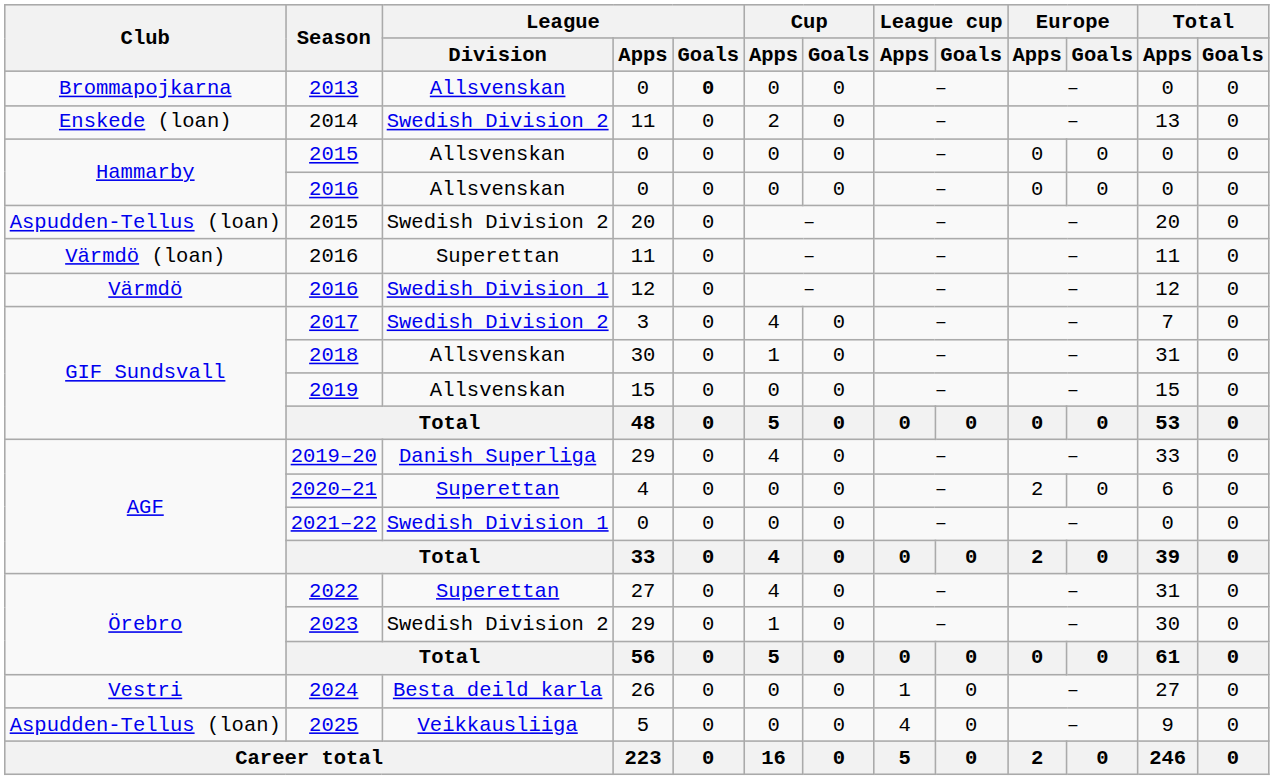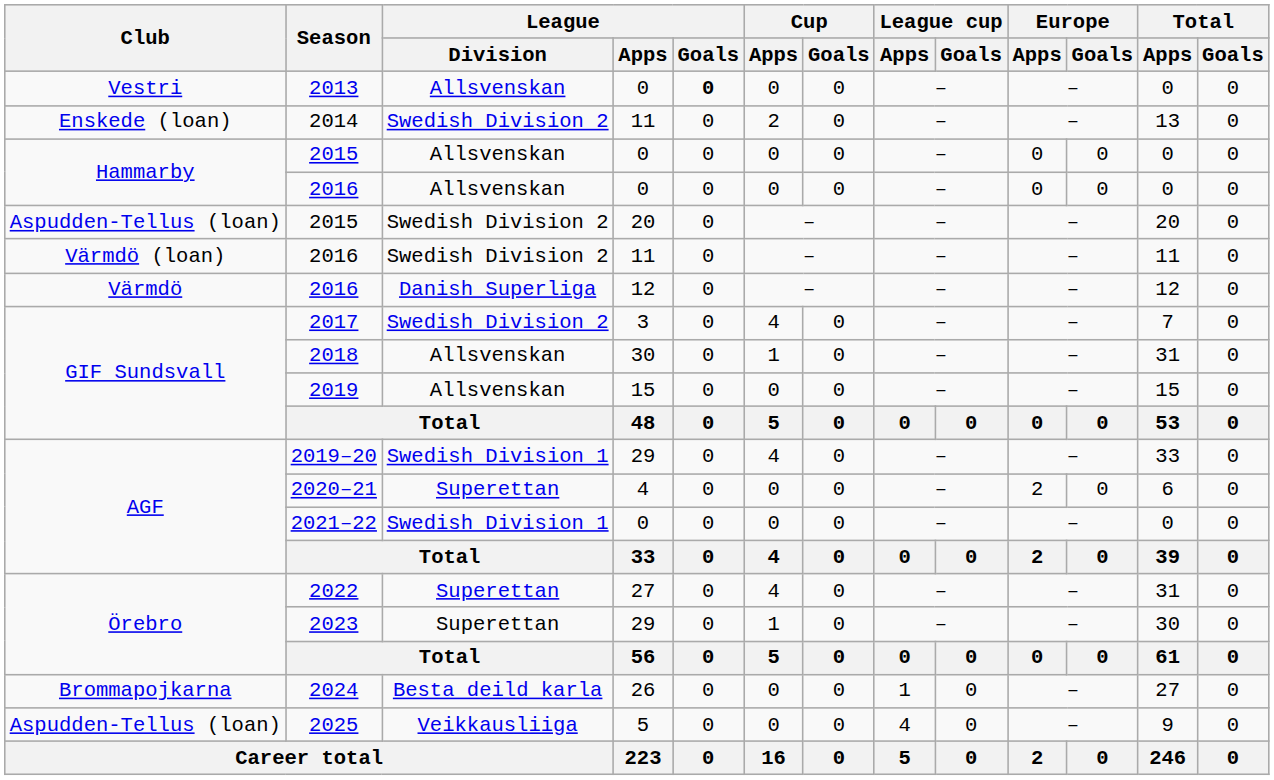(145, 88) Brommapojkarna -> (145, 88) Vestri
(498, 256) Superettan -> (498, 256) Swedish Division 2
(498, 289) Swedish Division 1 -> (498, 289) Danish Superliga
(498, 457) Danish Superliga -> (498, 457) Swedish Division 1
(498, 624) Swedish Division 2 -> (498, 624) Superettan
(145, 691) Vestri -> (145, 691) Brommapojkarna
